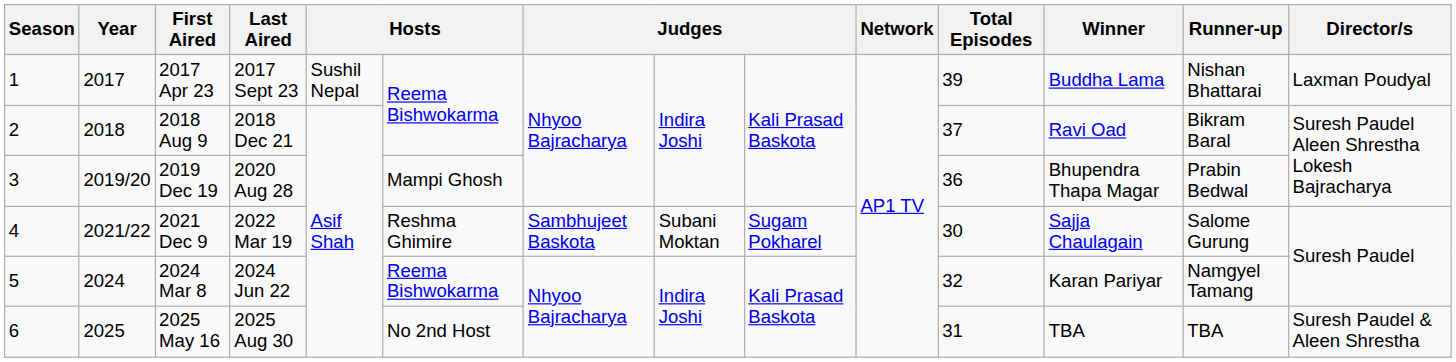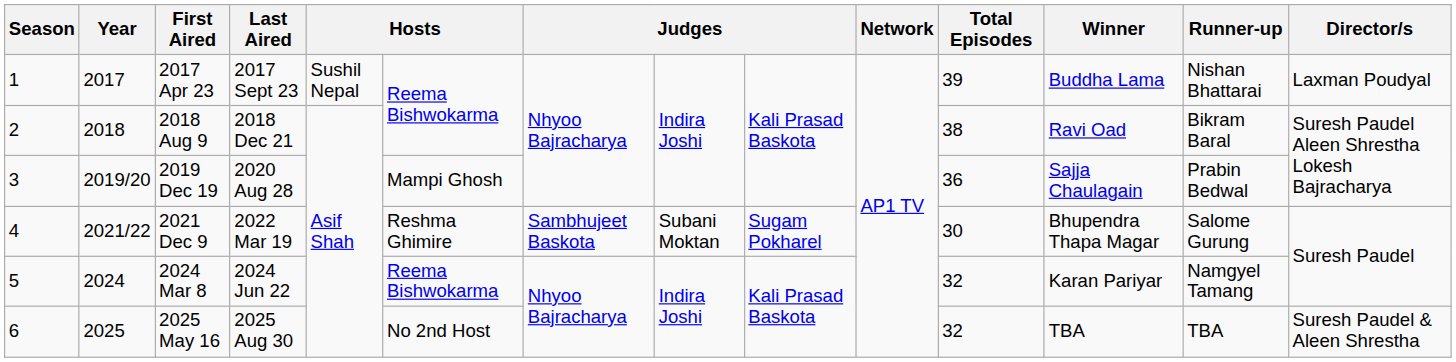(952, 130) 37 -> (952, 130) 38
(1104, 180) Bhupendra Thapa Magar -> (1096, 180) Sajja Chaulagain
(1096, 230) Sajja Chaulagain -> (1104, 230) Bhupendra Thapa Magar
(952, 331) 31 -> (952, 331) 32
